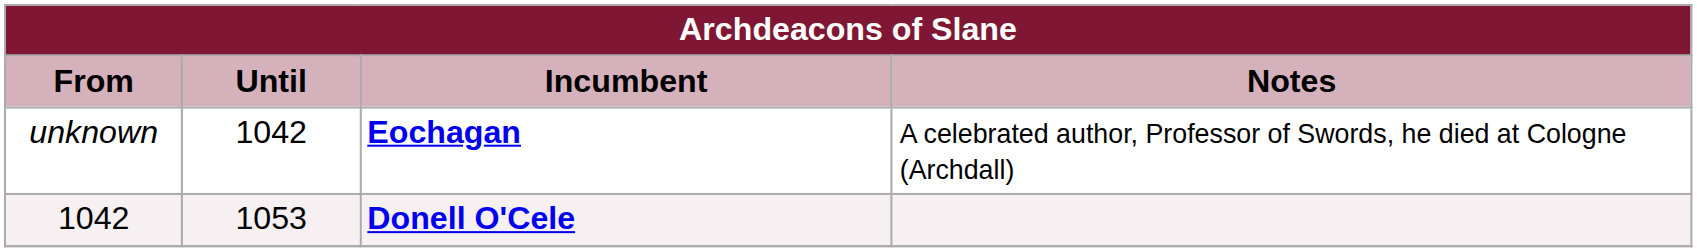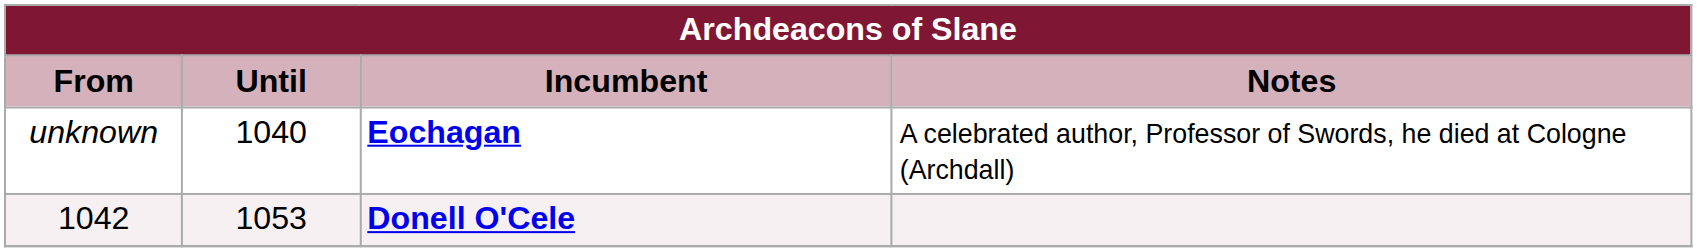(271, 132) 1042 -> (271, 132) 1040
